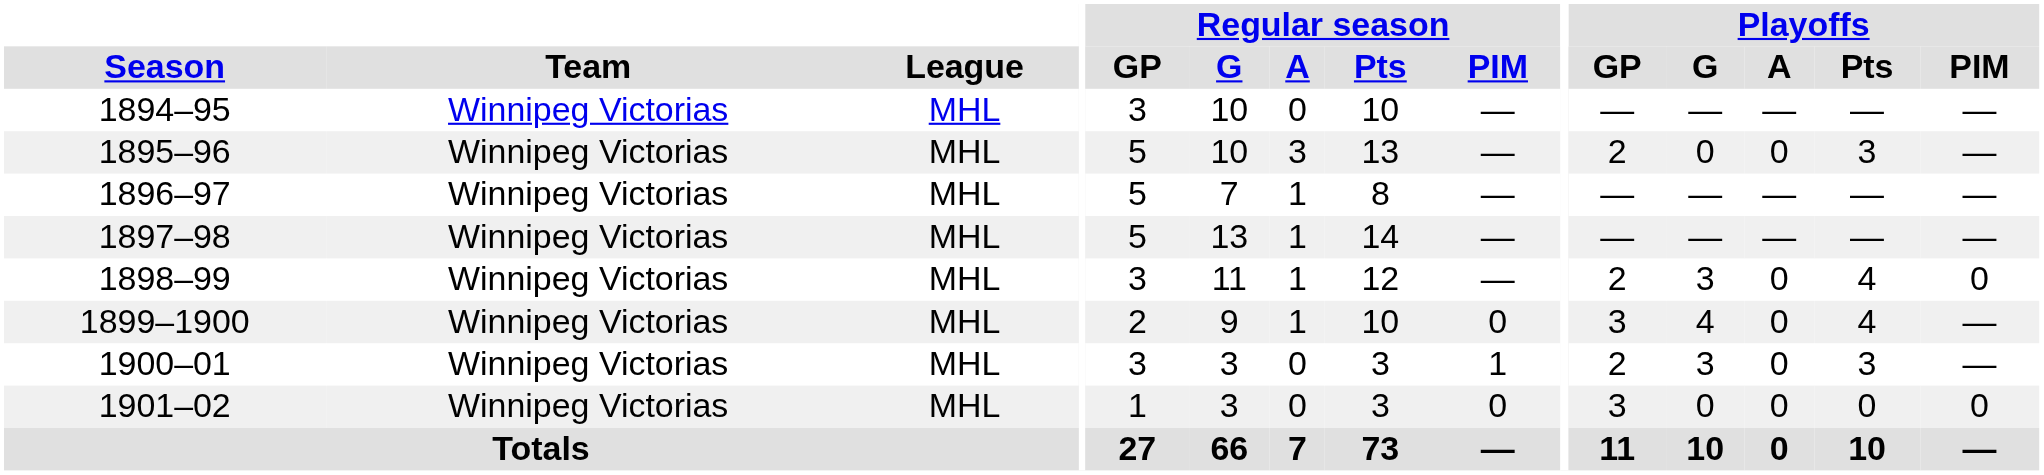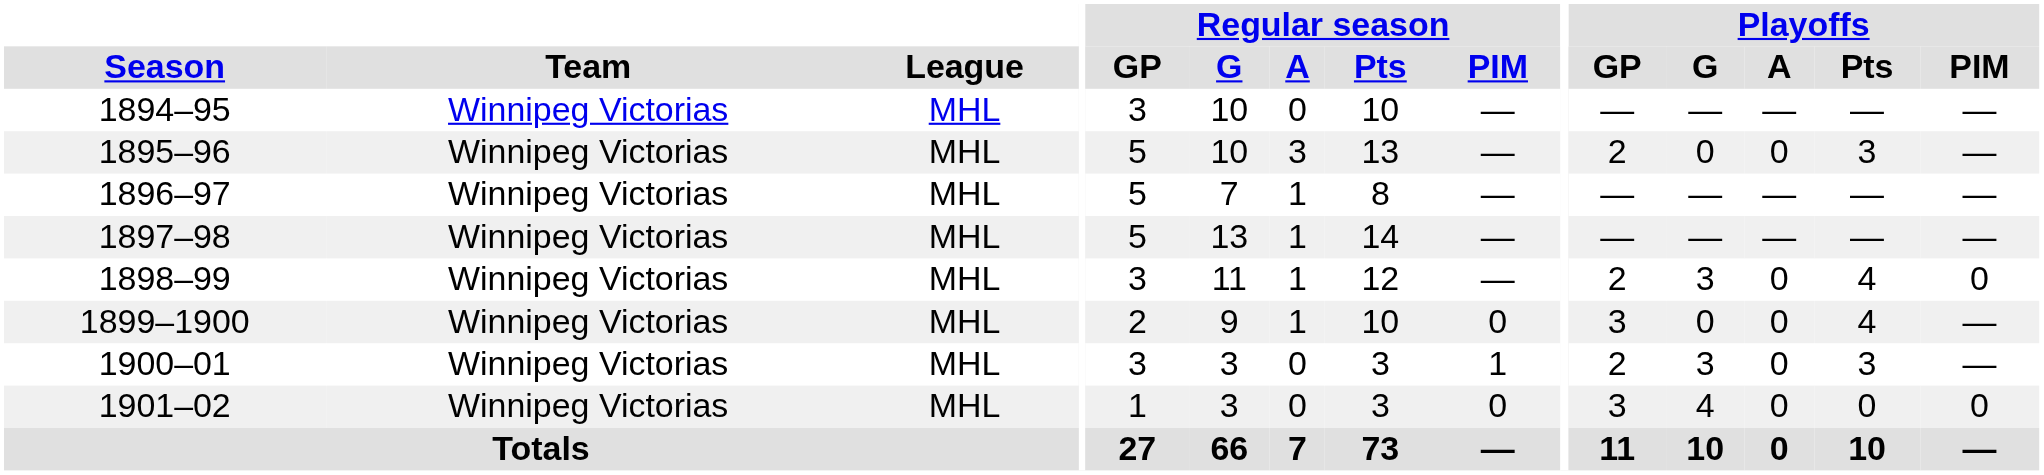(1705, 321) 4 -> (1705, 321) 0
(1705, 406) 0 -> (1705, 406) 4
